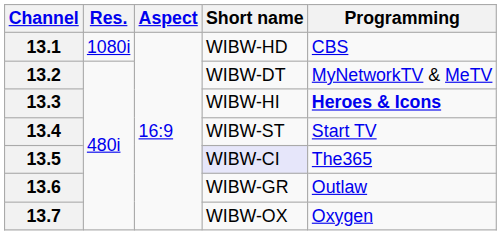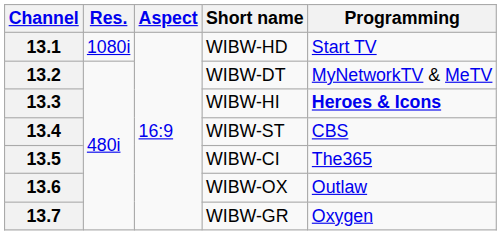(330, 46) CBS -> (344, 46) Start TV
(344, 131) Start TV -> (330, 131) CBS
(243, 159) lavender background -> (243, 159) no background
(247, 187) WIBW-GR -> (247, 187) WIBW-OX
(247, 215) WIBW-OX -> (247, 215) WIBW-GR
